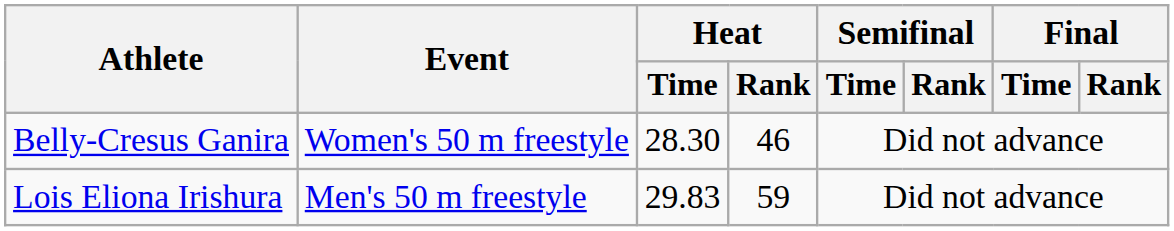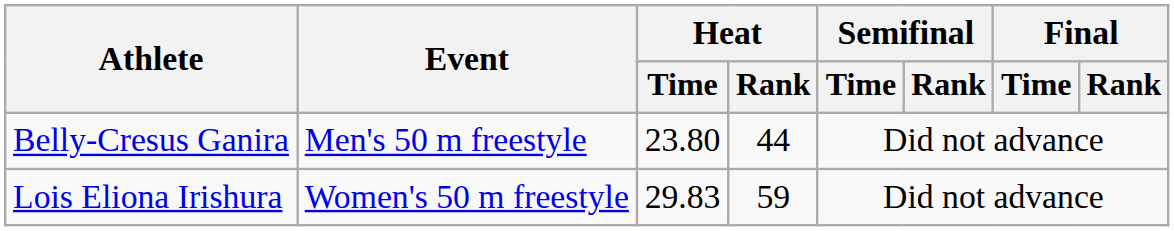(467, 140) Women's 50 m freestyle -> (446, 140) Men's 50 m freestyle
(683, 140) 28.30 -> (683, 140) 23.80
(773, 140) 46 -> (773, 140) 44
(446, 196) Men's 50 m freestyle -> (467, 196) Women's 50 m freestyle
